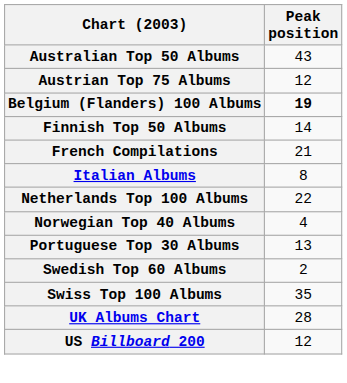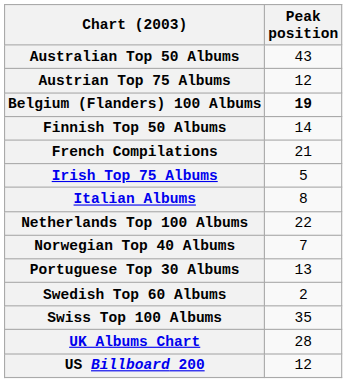+ row: (135, 176)
(303, 223) 4 -> (303, 247) 7
